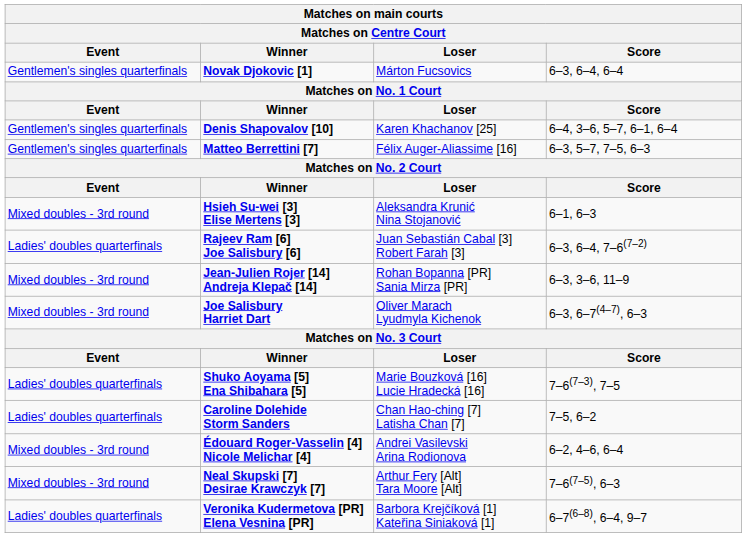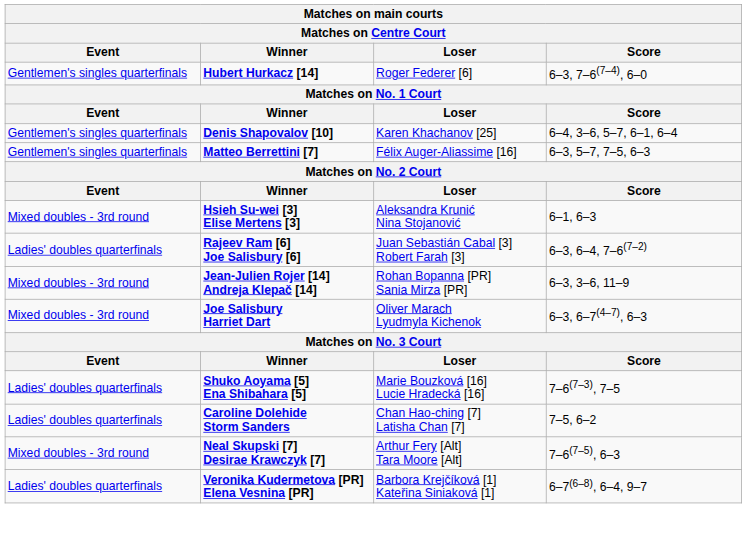- row: (258, 71)
+ row: (261, 73)
- row: (283, 450)
